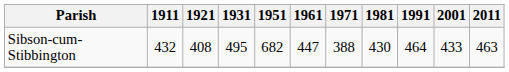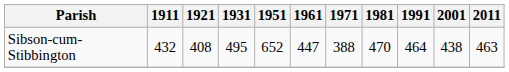(272, 47) 682 -> (272, 47) 652
(380, 47) 430 -> (380, 47) 470
(451, 47) 433 -> (451, 47) 438
